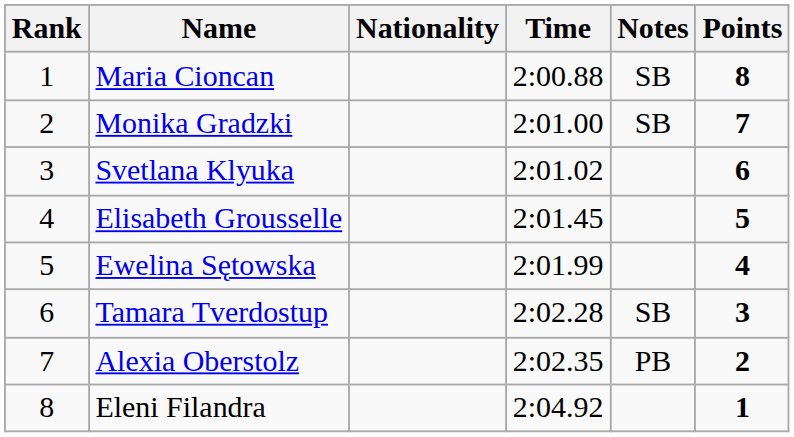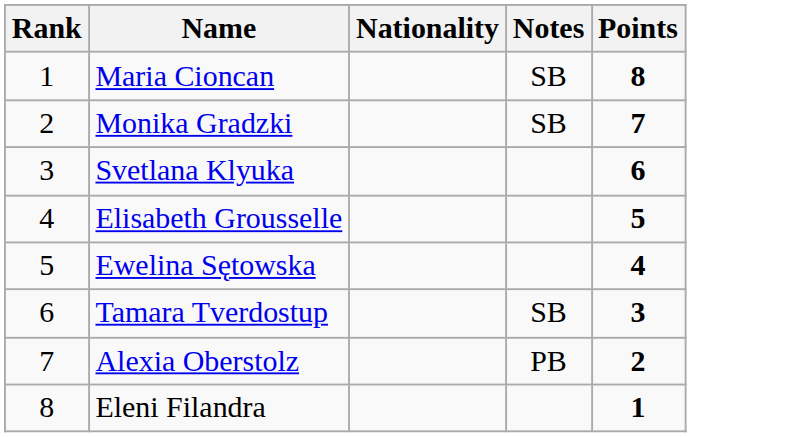- column: (558, 28)
